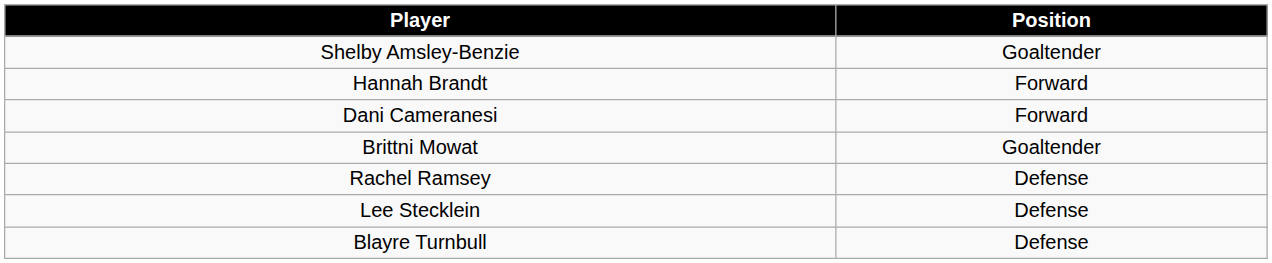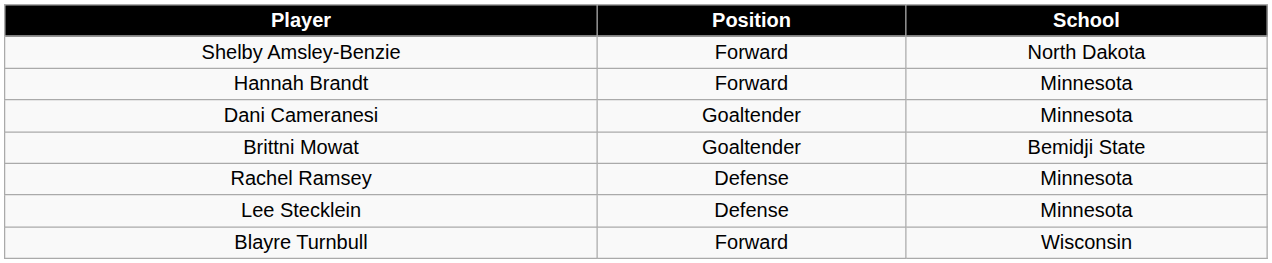+ column: (1086, 20)
(1051, 52) Goaltender -> (752, 52) Forward
(1051, 115) Forward -> (752, 115) Goaltender
(1051, 242) Defense -> (752, 242) Forward
